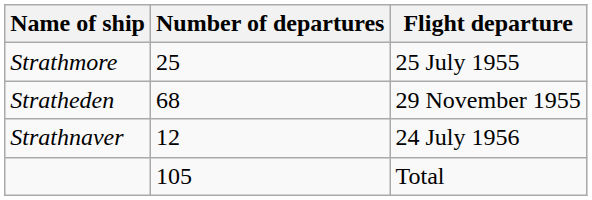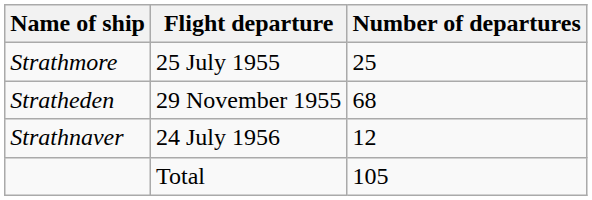columns swapped: (488, 23) <-> (270, 23)
